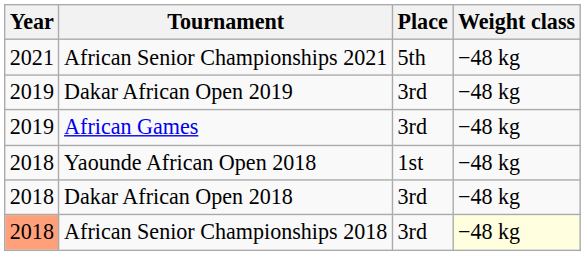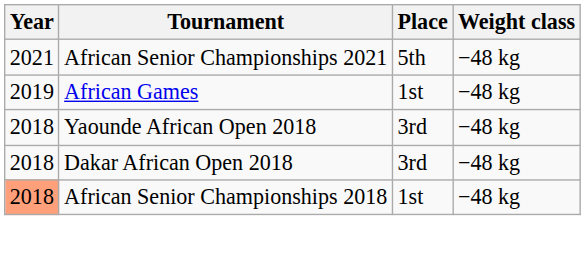- row: (178, 92)
(412, 127) 3rd -> (410, 92) 1st
(410, 162) 1st -> (412, 127) 3rd
(412, 232) 3rd -> (410, 197) 1st
(489, 232) lightyellow background -> (489, 197) no background
